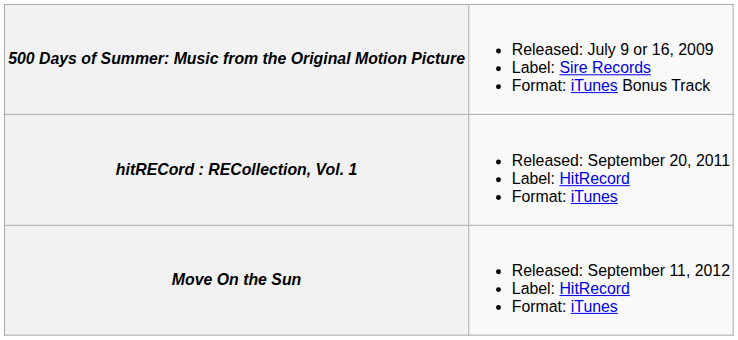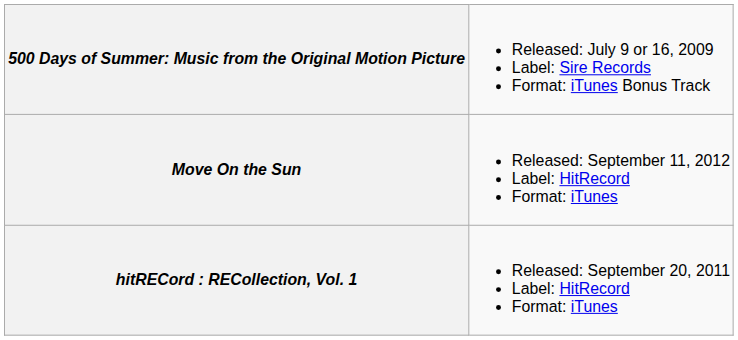rows swapped: (237, 169) <-> (237, 280)
